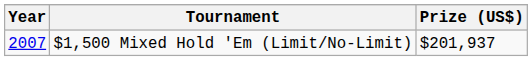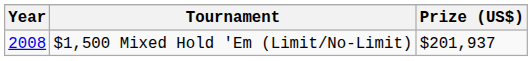(27, 43) 2007 -> (27, 43) 2008
